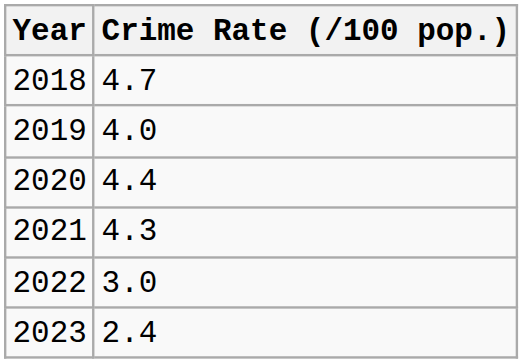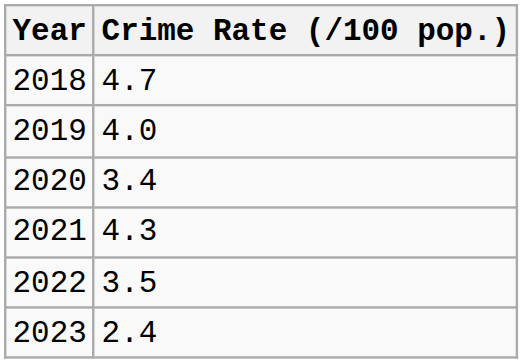(129, 182) 4.4 -> (129, 182) 3.4
(129, 283) 3.0 -> (129, 283) 3.5
